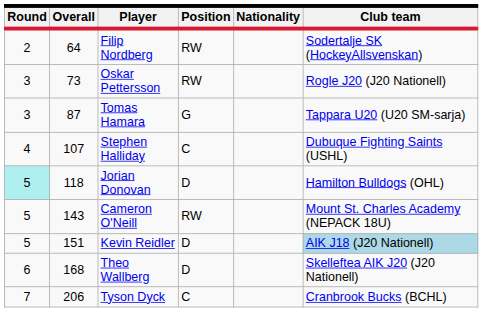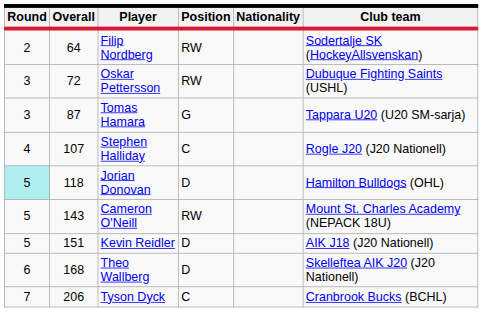(74, 81) 73 -> (74, 81) 72
(376, 81) Rogle J20 (J20 Nationell) -> (374, 81) Dubuque Fighting Saints (USHL)
(374, 148) Dubuque Fighting Saints (USHL) -> (376, 148) Rogle J20 (J20 Nationell)
(370, 243) lightblue background -> (370, 243) no background
